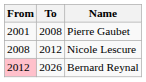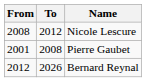rows swapped: (98, 31) <-> (102, 49)
(18, 67) pink background -> (18, 67) no background
